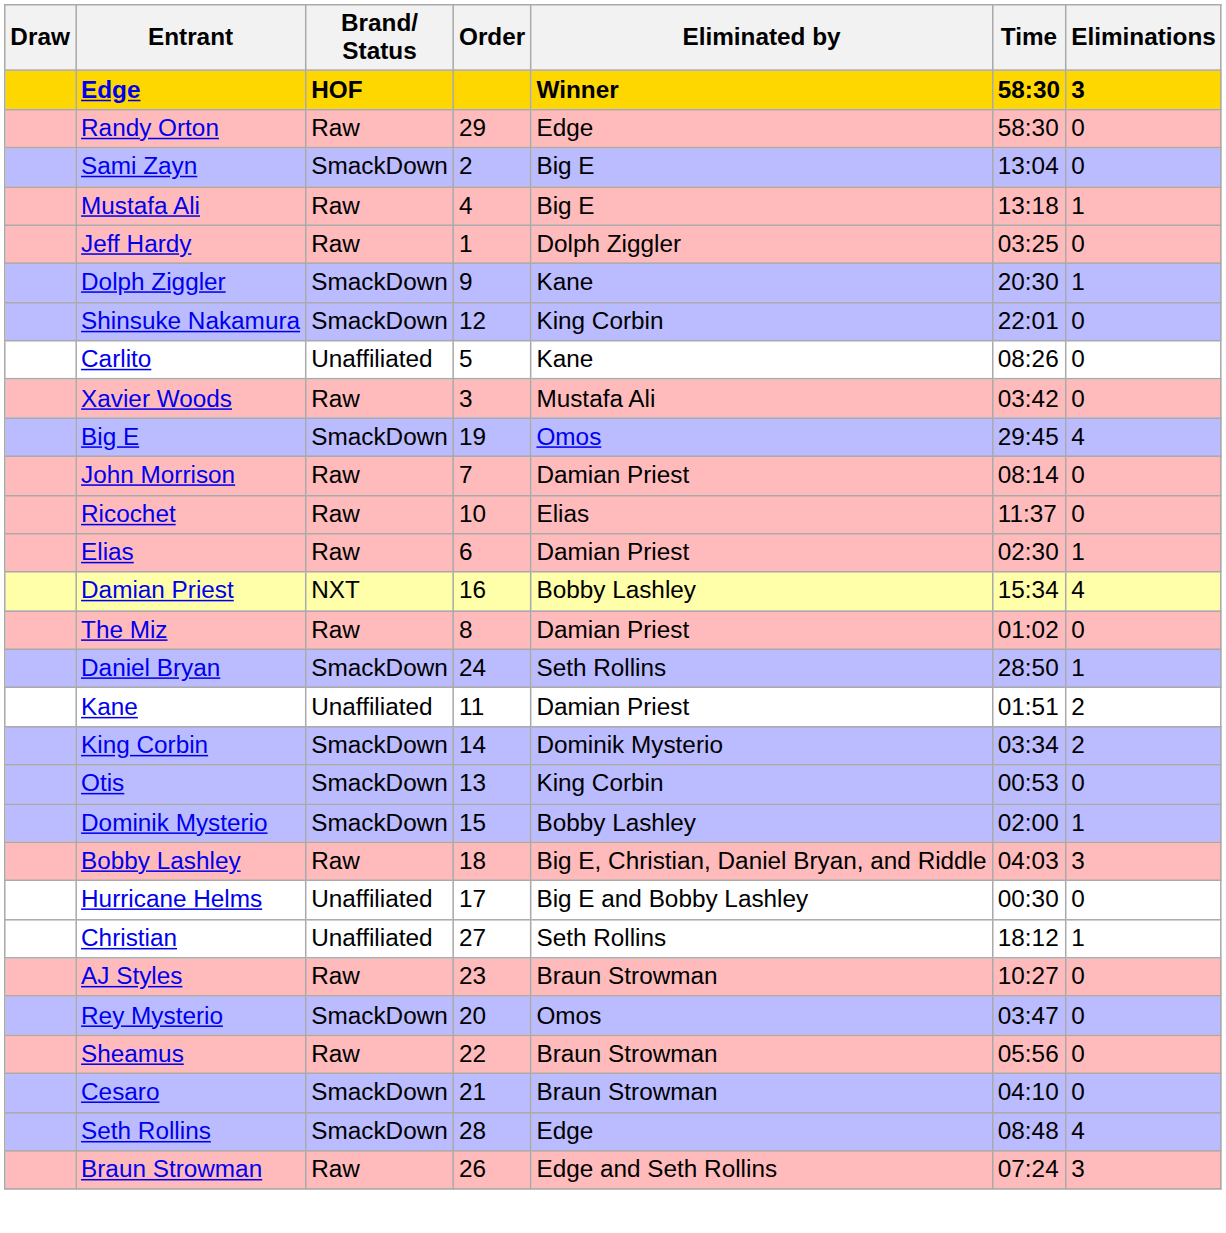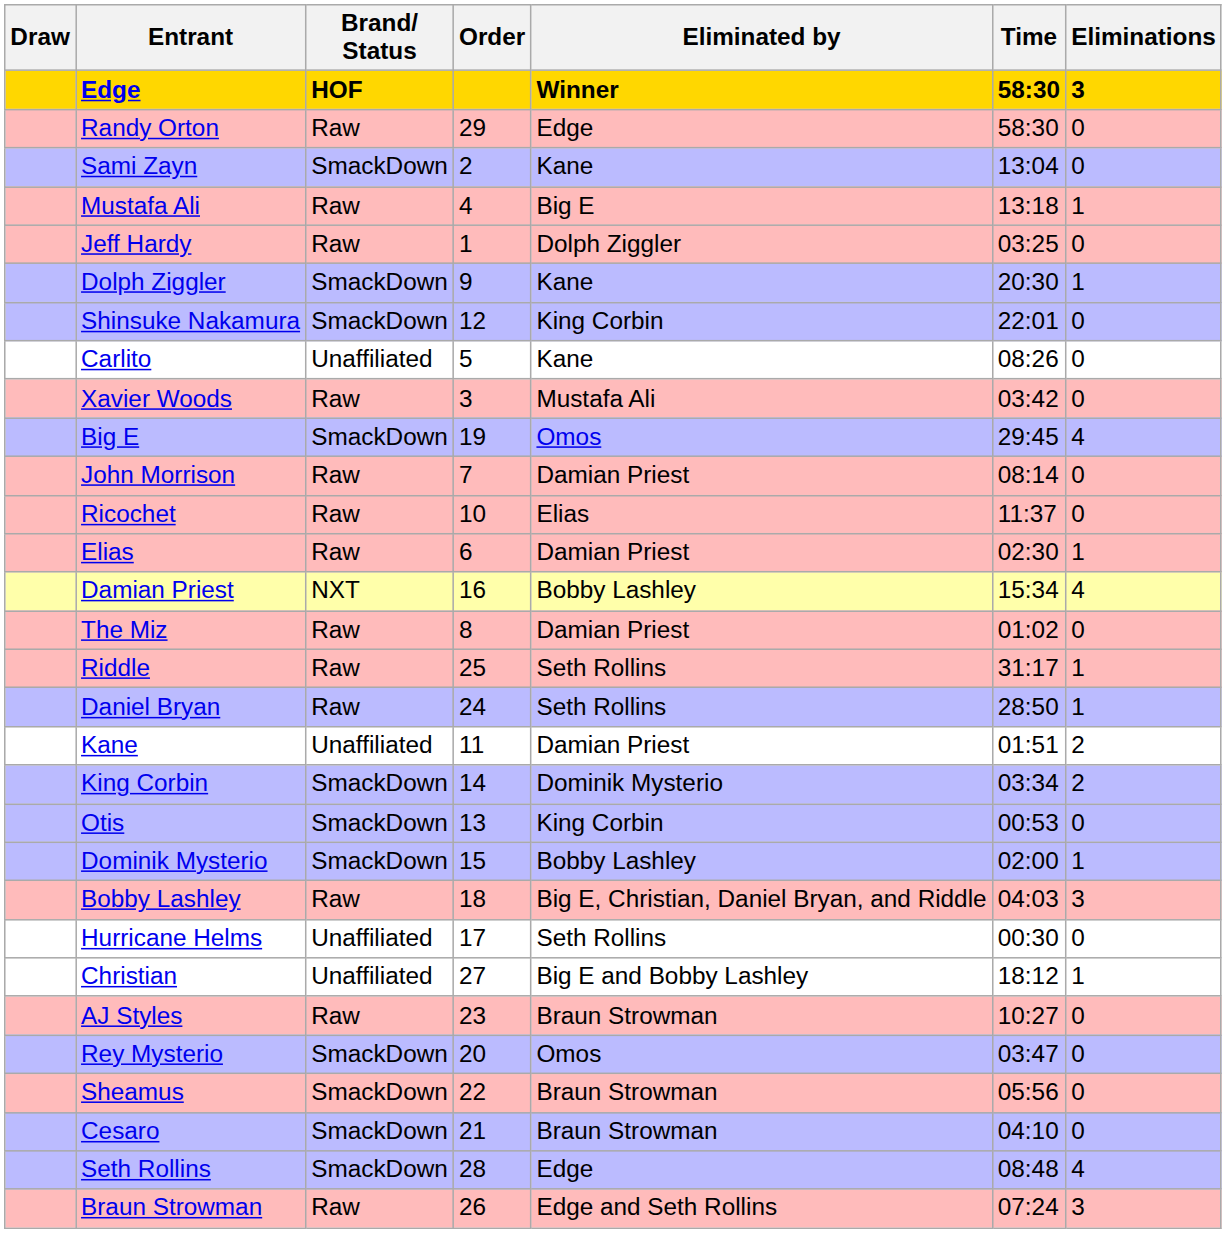(565, 166) Big E -> (565, 166) Kane
+ row: (116, 668)
(380, 668) SmackDown -> (336, 706) Raw
(672, 899) Big E and Bobby Lashley -> (601, 938) Seth Rollins
(601, 938) Seth Rollins -> (672, 976) Big E and Bobby Lashley
(336, 1053) Raw -> (380, 1092) SmackDown
